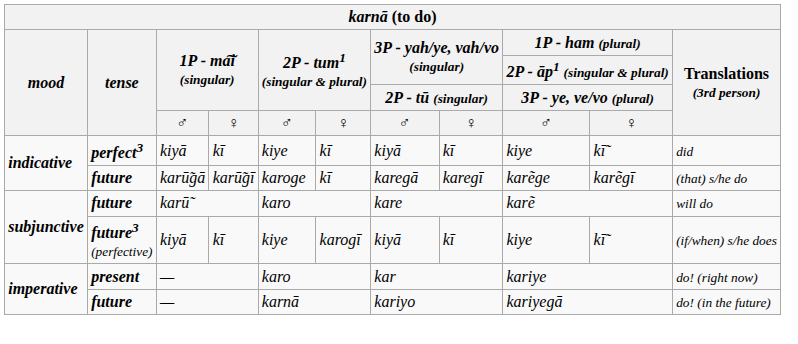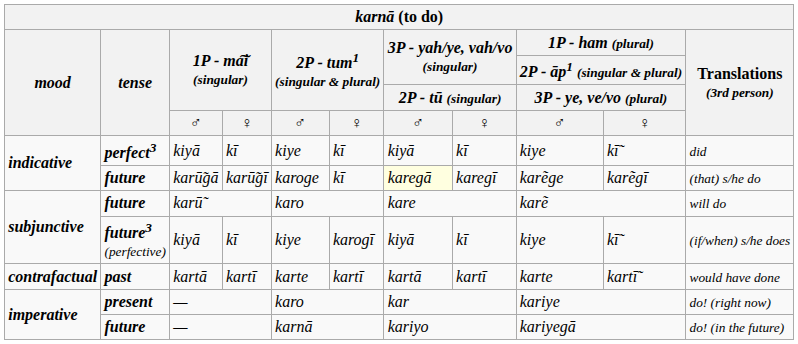(396, 178) no background -> (410, 178) lightyellow background
+ row: (118, 276)
